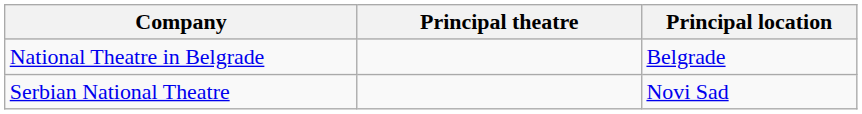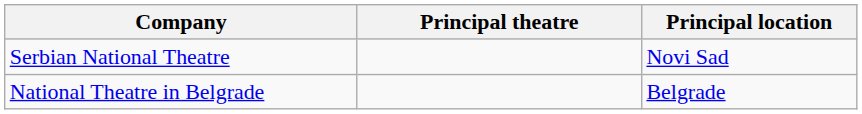rows swapped: (137, 56) <-> (120, 91)
